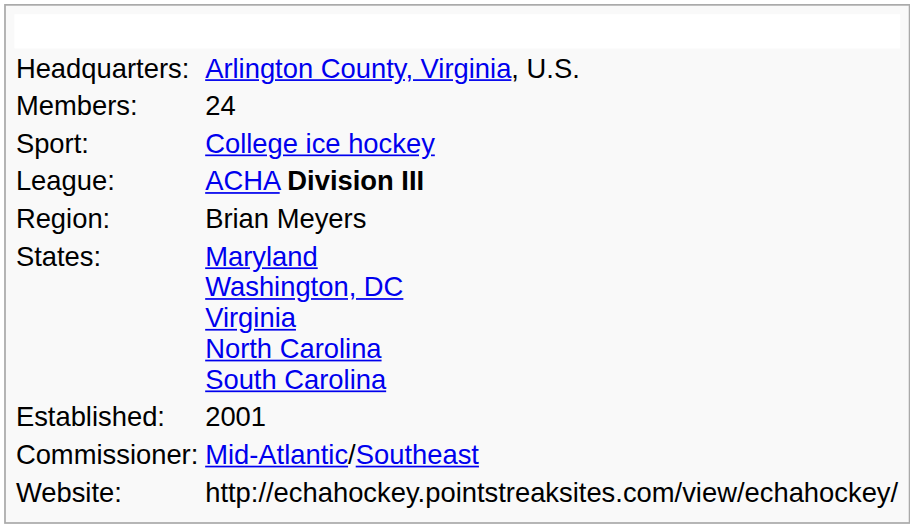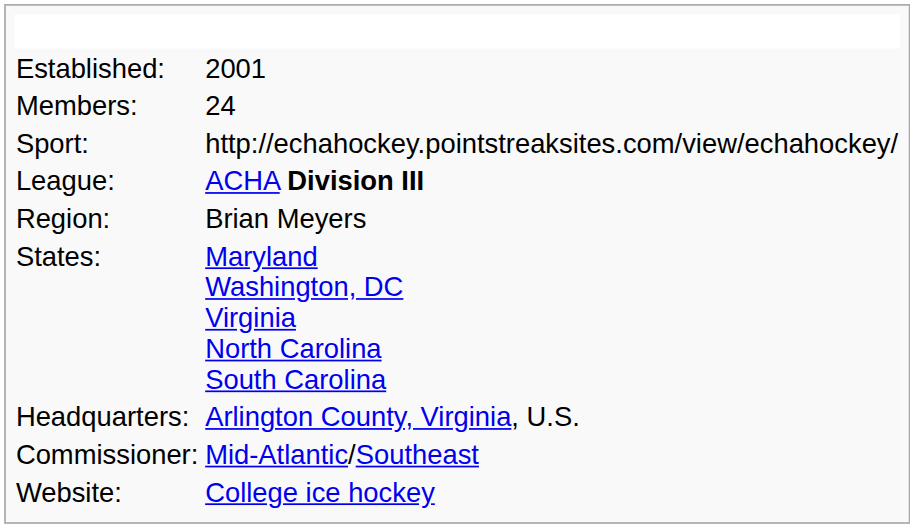rows swapped: (90, 417) <-> (103, 68)
(320, 144) College ice hockey -> (552, 144) http://echahockey.pointstreaksites.com/view/echahockey/
(552, 493) http://echahockey.pointstreaksites.com/view/echahockey/ -> (320, 493) College ice hockey
